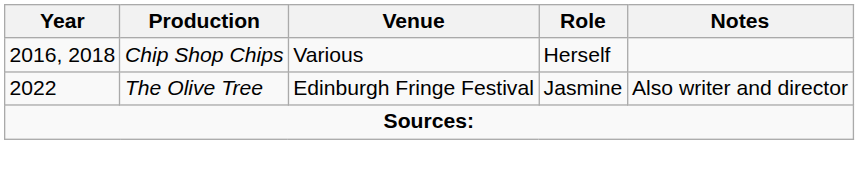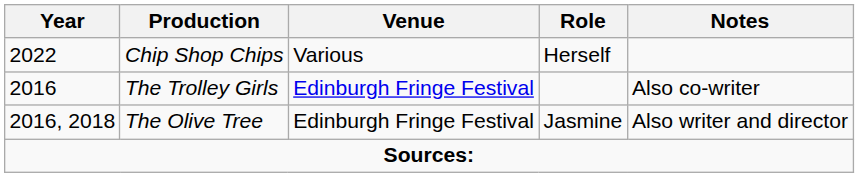(62, 54) 2016, 2018 -> (33, 54) 2022
+ row: (202, 88)
(33, 88) 2022 -> (62, 121) 2016, 2018
